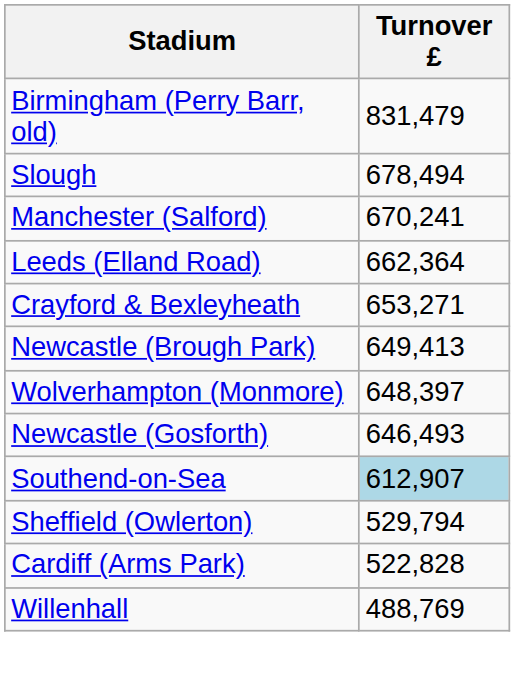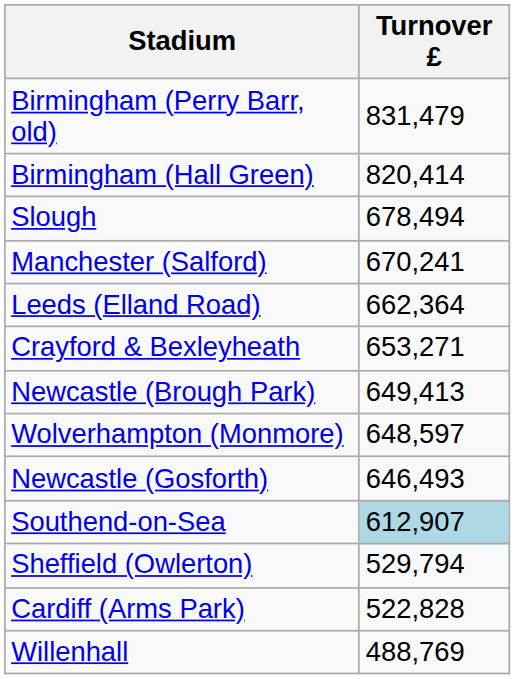+ row: (162, 174)
(415, 391) 648,397 -> (415, 434) 648,597
